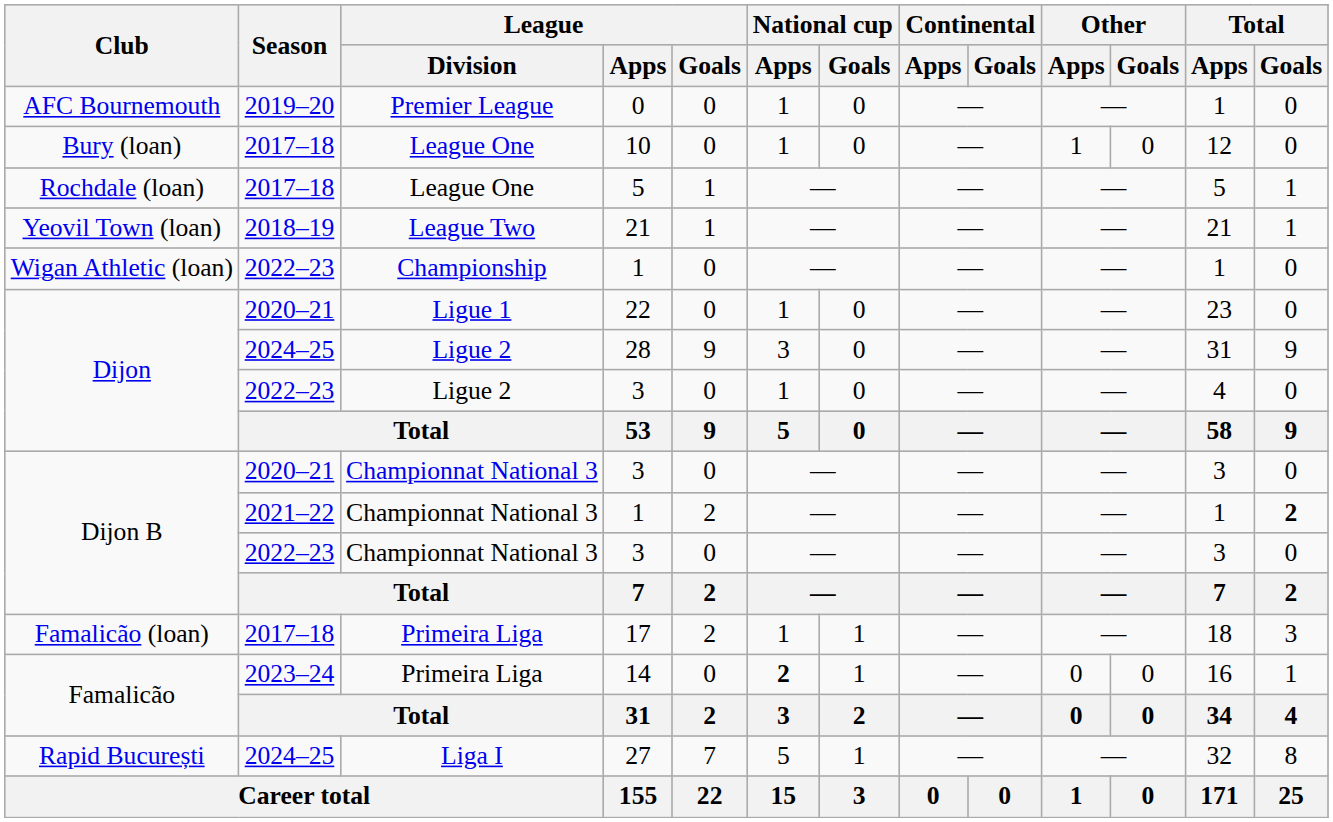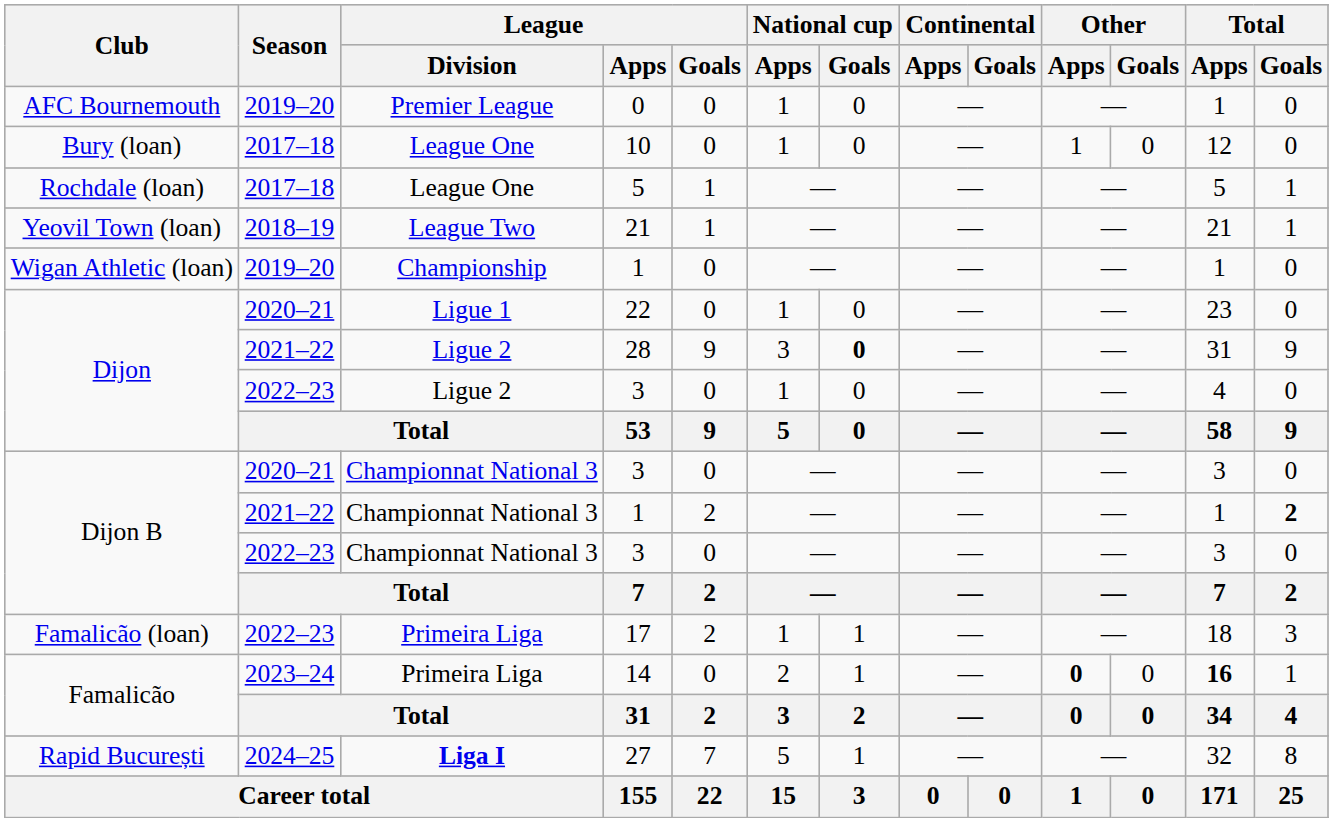(290, 268) 2022–23 -> (290, 268) 2019–20
(290, 349) 2024–25 -> (290, 349) 2021–22
(859, 349) normal -> (859, 349) bold
(290, 633) 2017–18 -> (290, 633) 2022–23
(783, 674) bold -> (783, 674) normal
(1076, 674) normal -> (1076, 674) bold
(1219, 674) normal -> (1219, 674) bold
(472, 755) normal -> (472, 755) bold
